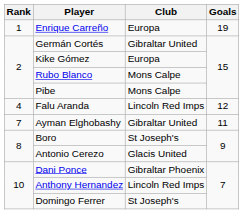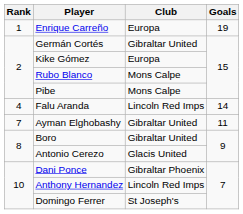(223, 106) 12 -> (223, 106) 14
(153, 138) St Joseph's -> (162, 138) Gibraltar United
